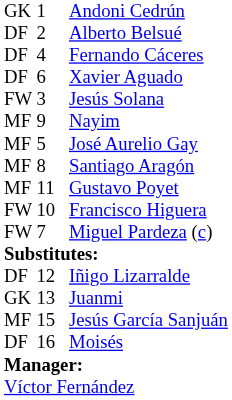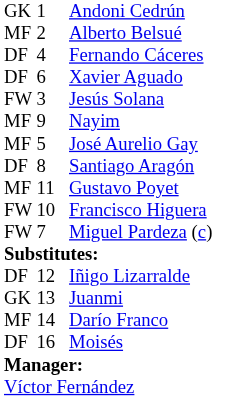(16, 32) DF -> (18, 32) MF
(18, 165) MF -> (16, 165) DF
+ row: (119, 320)
- row: (148, 320)
